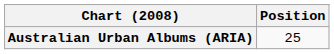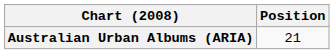(293, 38) 25 -> (293, 38) 21
